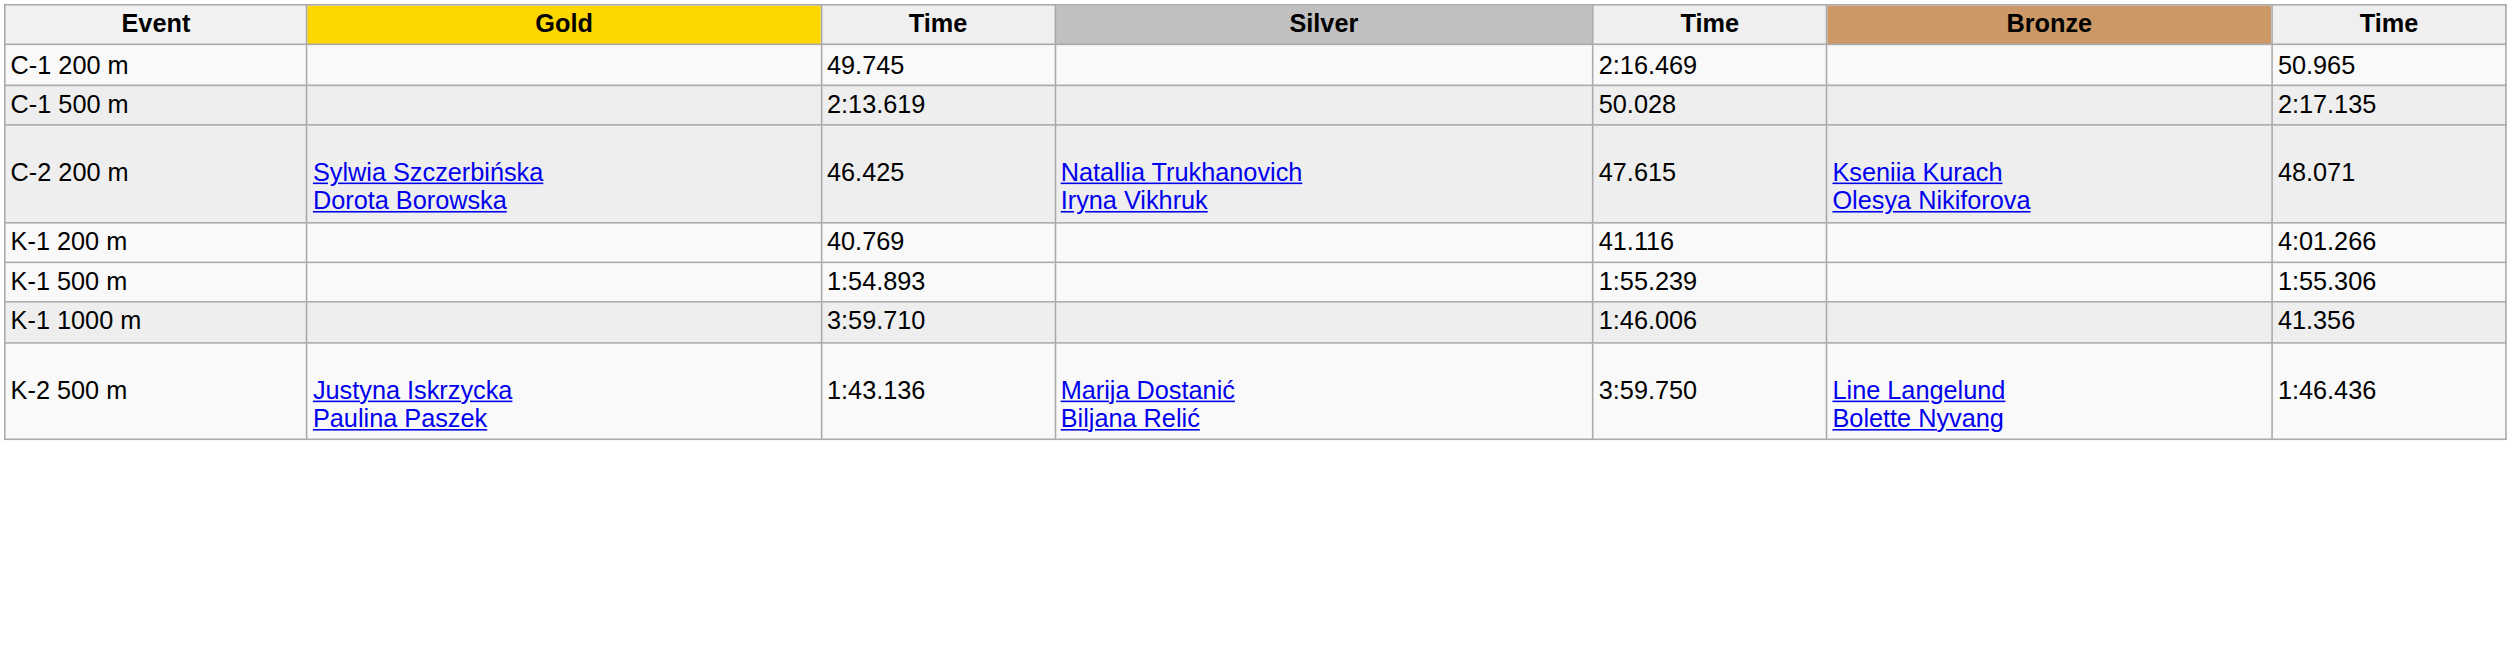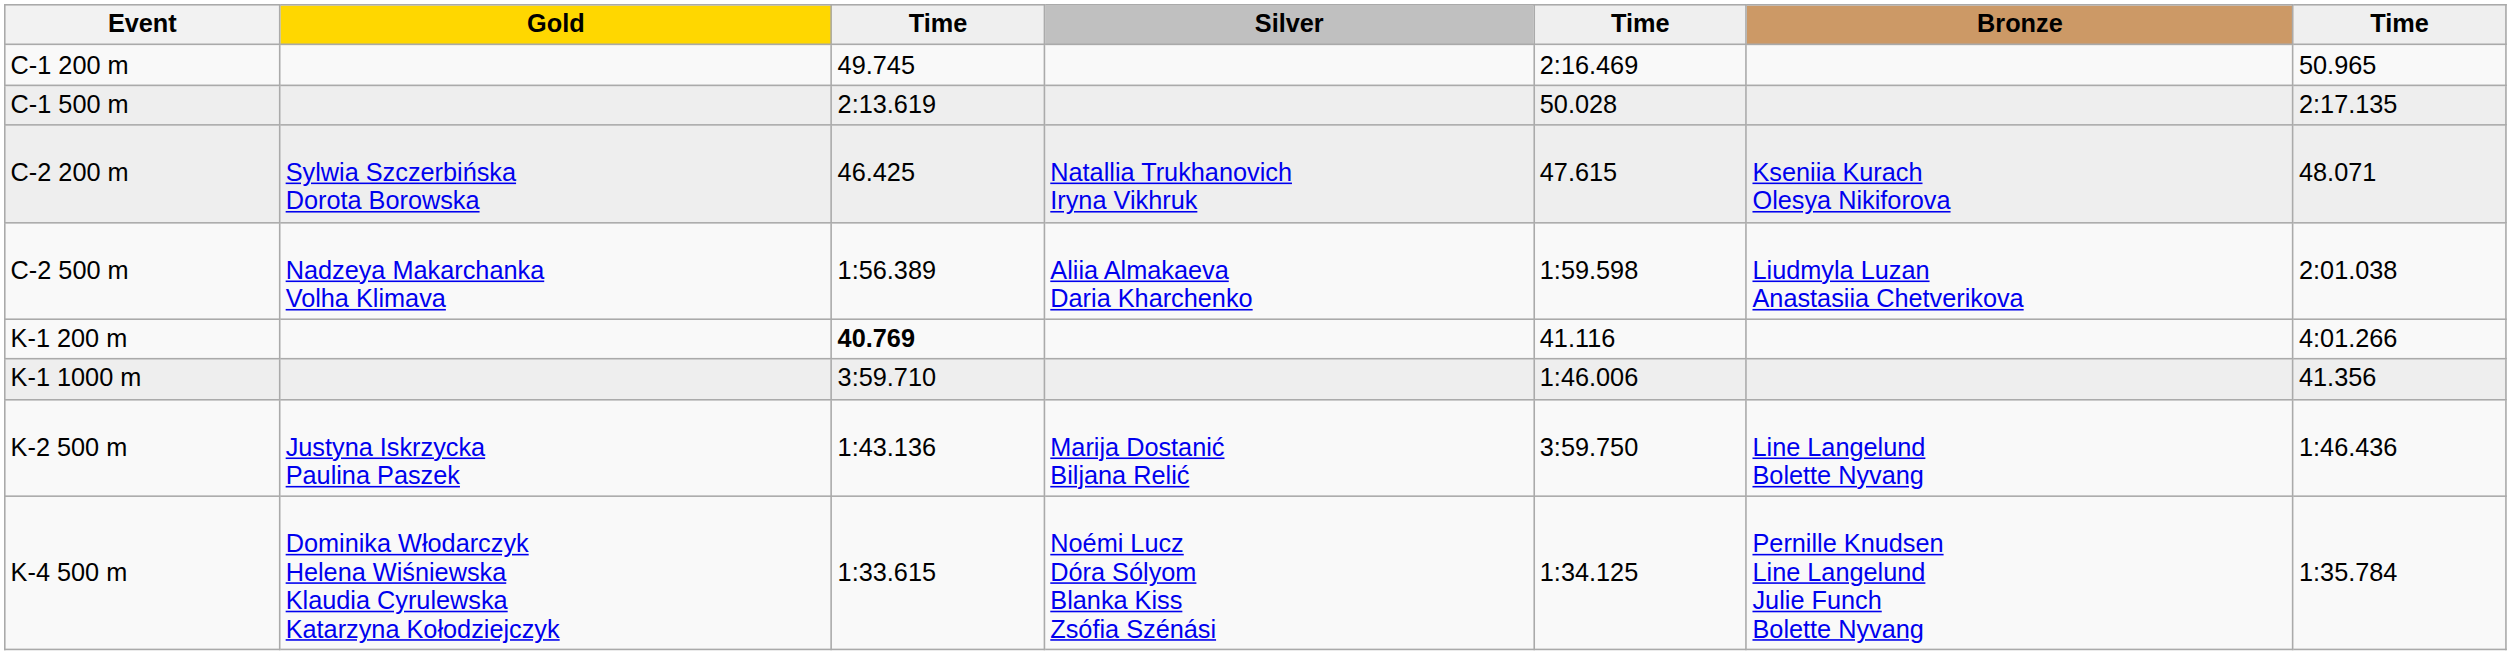+ row: (70, 270)
(866, 241) normal -> (876, 338) bold
- row: (69, 281)
+ row: (69, 572)
